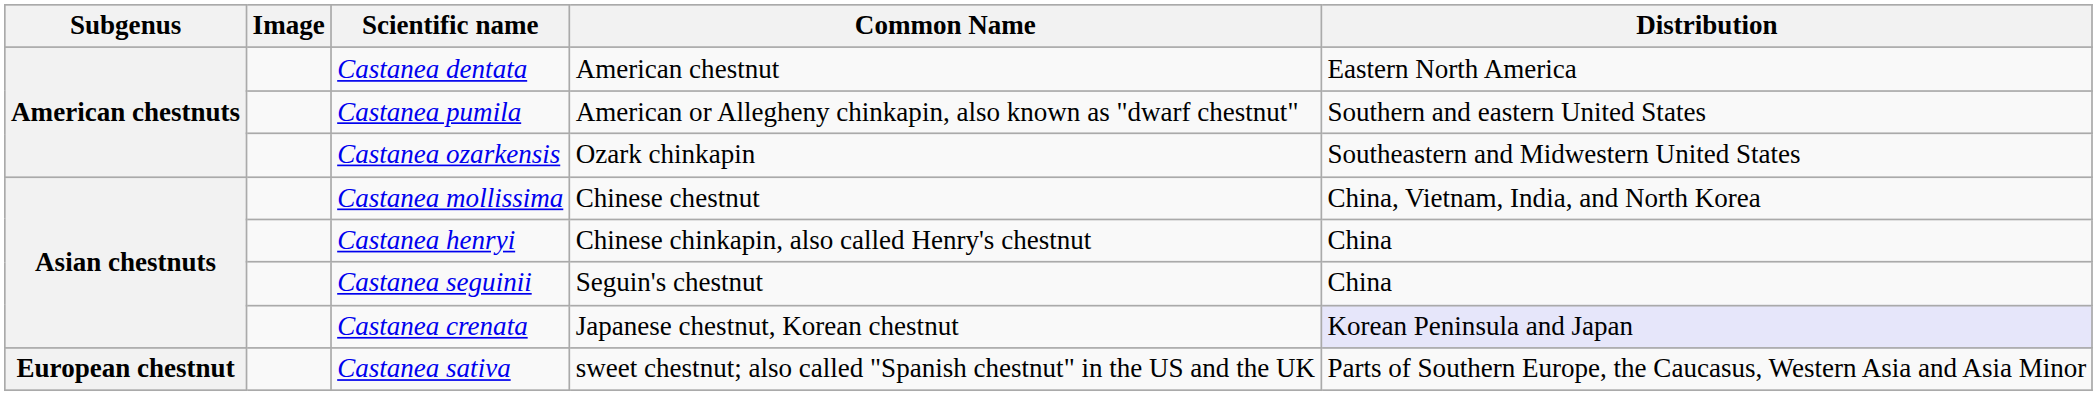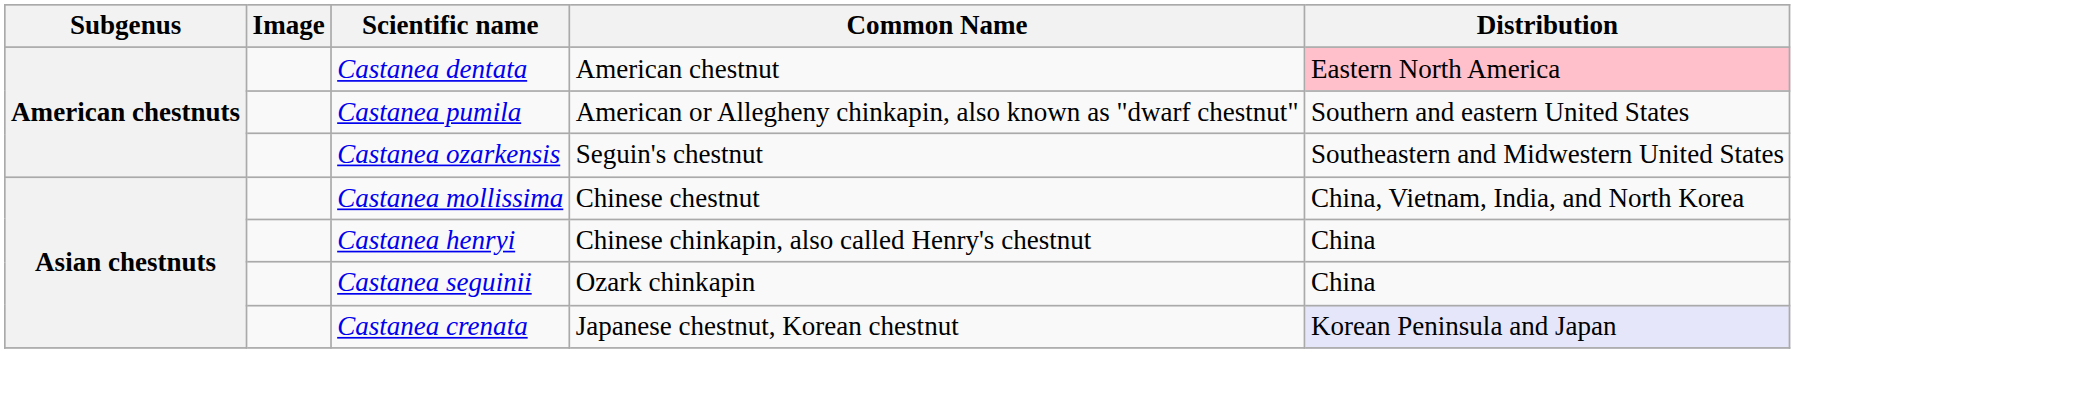(1452, 68) no background -> (1436, 68) pink background
(665, 154) Ozark chinkapin -> (669, 154) Seguin's chestnut
(669, 283) Seguin's chestnut -> (665, 283) Ozark chinkapin
- row: (424, 369)
